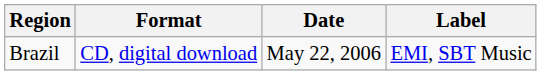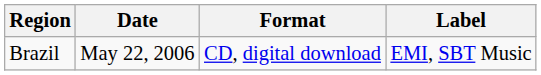columns swapped: (324, 20) <-> (169, 20)
